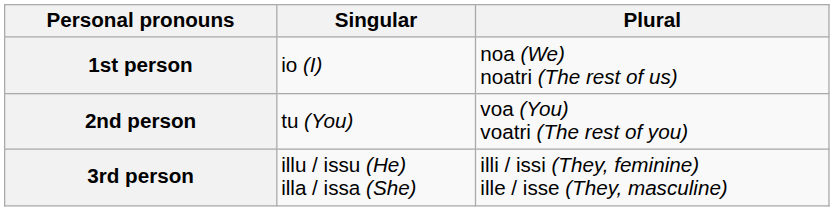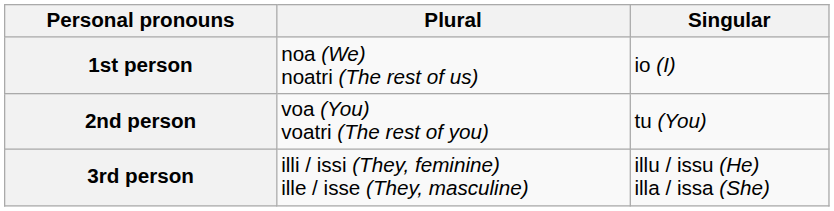columns swapped: (376, 20) <-> (652, 20)
